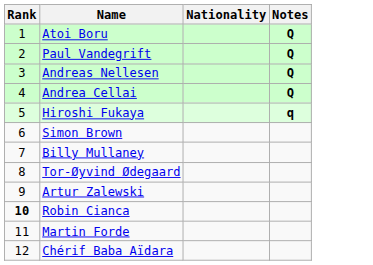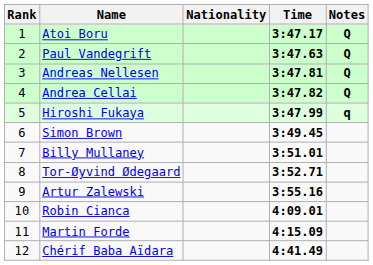+ column: (298, 14)
(22, 211) bold -> (22, 211) normal
